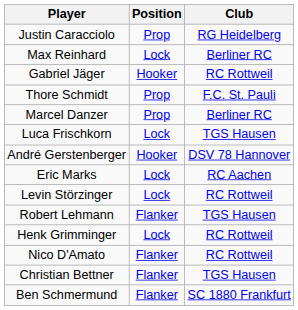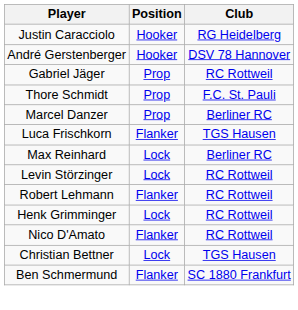(157, 34) Prop -> (157, 34) Hooker
rows swapped: (67, 154) <-> (67, 54)
(157, 74) Hooker -> (157, 74) Prop
(157, 134) Lock -> (157, 134) Flanker
- row: (67, 174)
(239, 214) TGS Hausen -> (239, 194) RC Rottweil
(157, 275) Flanker -> (157, 255) Lock
